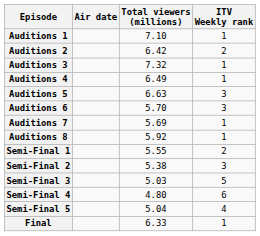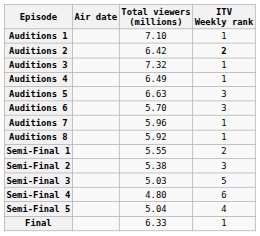(224, 51) normal -> (224, 51) bold
(156, 123) 5.69 -> (156, 123) 5.96
